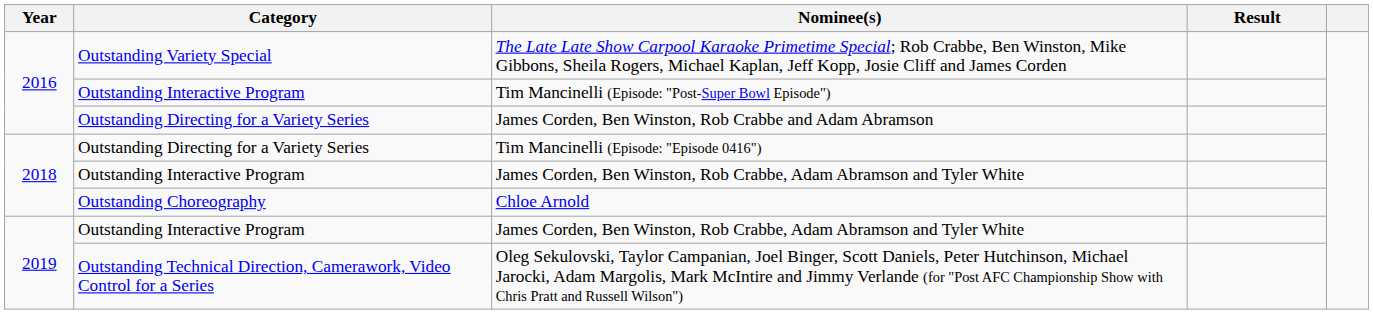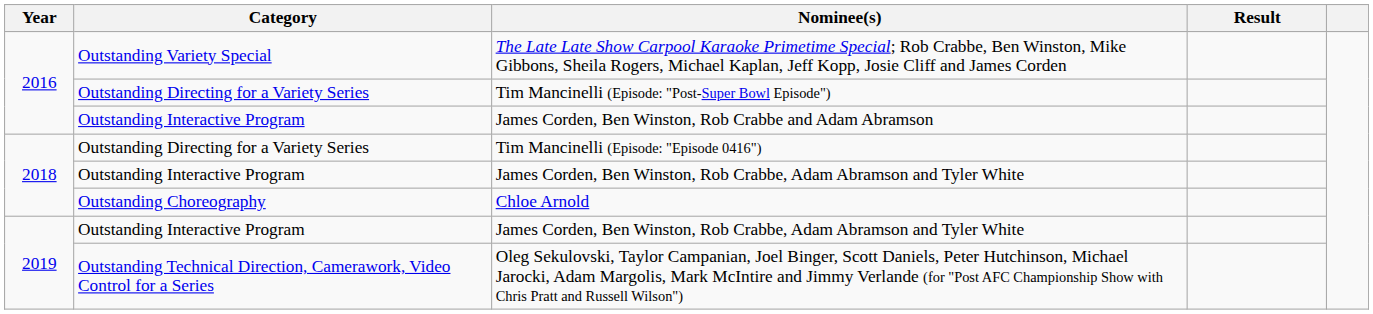(191, 92) Outstanding Interactive Program -> (224, 92) Outstanding Directing for a Variety Series
(224, 119) Outstanding Directing for a Variety Series -> (191, 119) Outstanding Interactive Program
